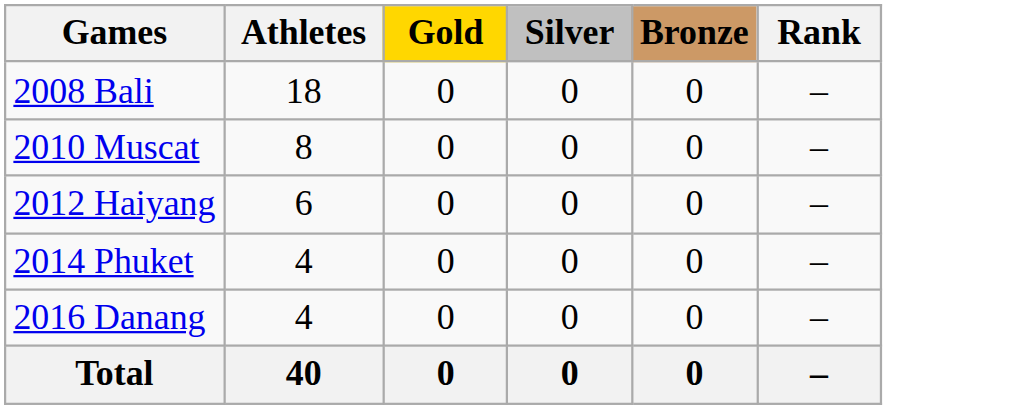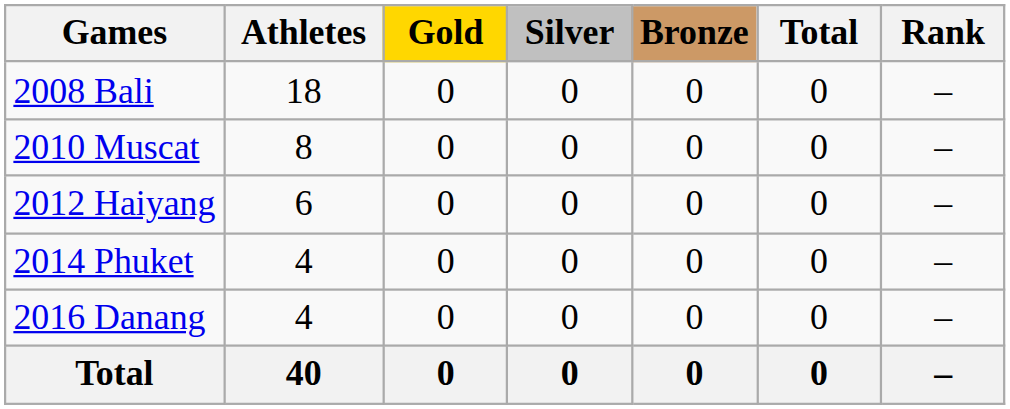+ column: (819, 32)
